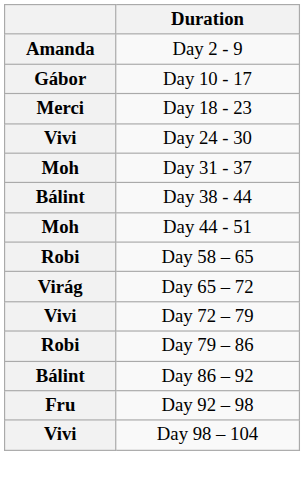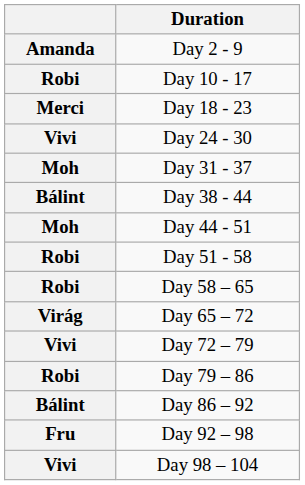(60, 78) Gábor -> (60, 78) Robi
+ row: (208, 256)
